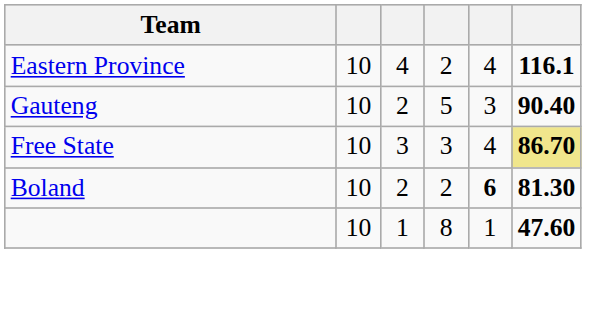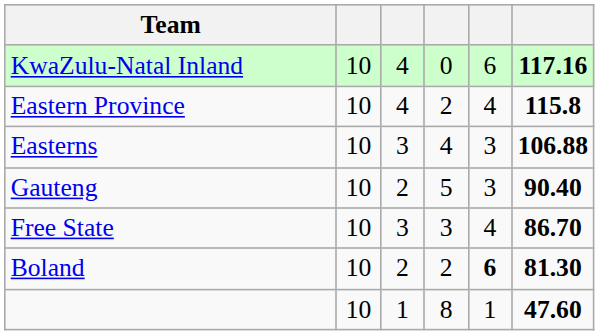+ row: (127, 65)
(547, 65) 116.1 -> (553, 106) 115.8
+ row: (54, 146)
(547, 146) khaki background -> (553, 227) no background
